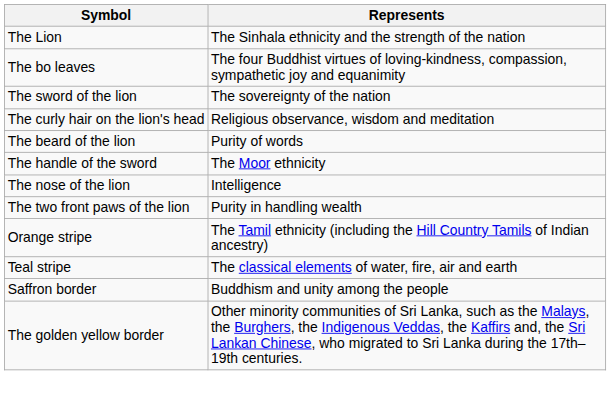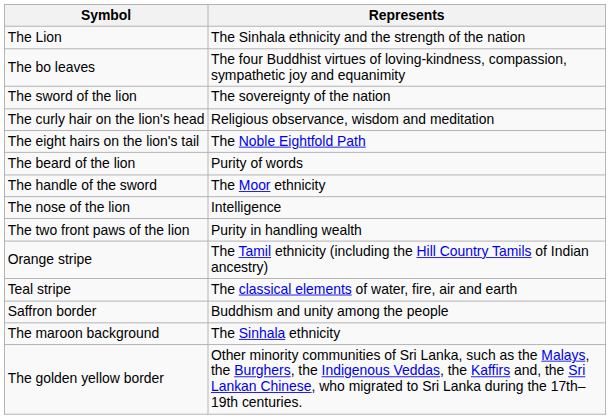+ row: (103, 141)
+ row: (83, 333)
